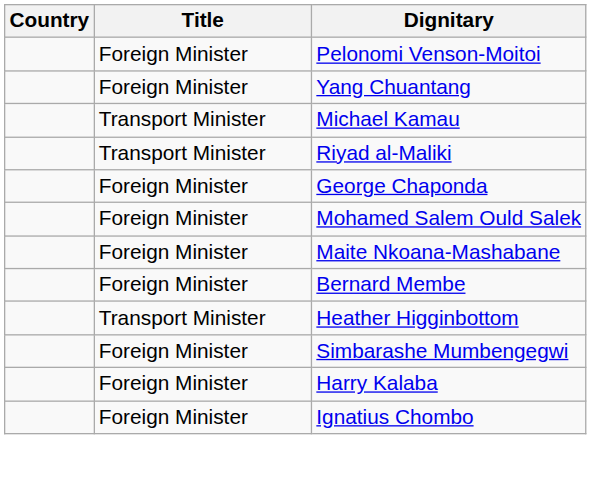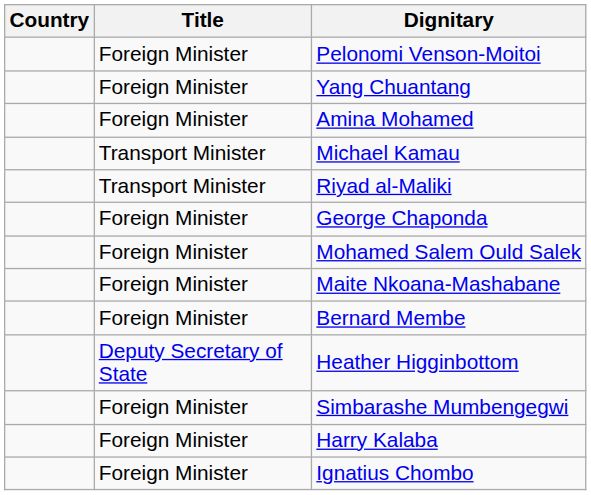+ row: (395, 119)
(182, 317) Transport Minister -> (191, 362) Deputy Secretary of State
